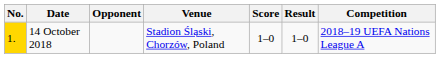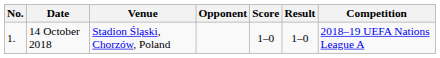columns swapped: (197, 13) <-> (117, 13)
(11, 37) gold background -> (11, 37) no background
